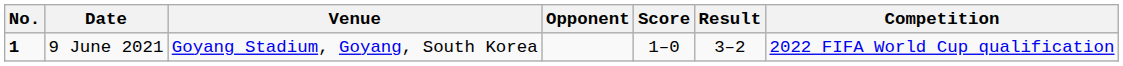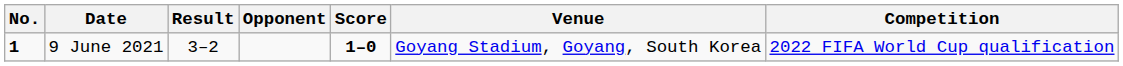columns swapped: (355, 19) <-> (730, 19)
(664, 47) normal -> (361, 47) bold
